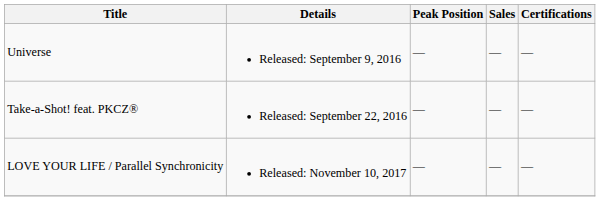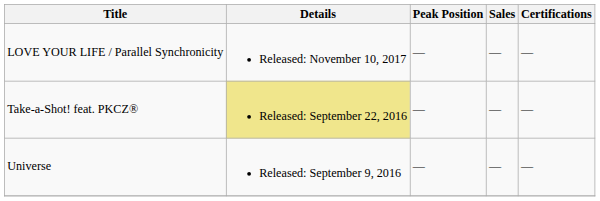rows swapped: (29, 52) <-> (115, 166)
(318, 116) no background -> (318, 116) khaki background
